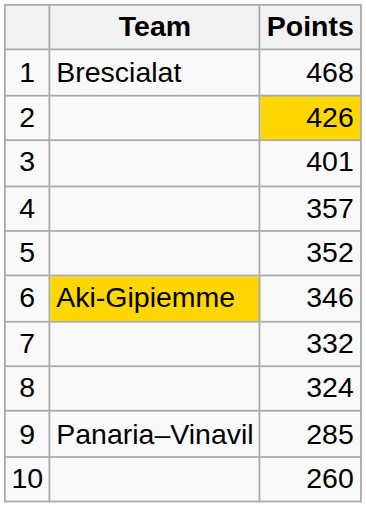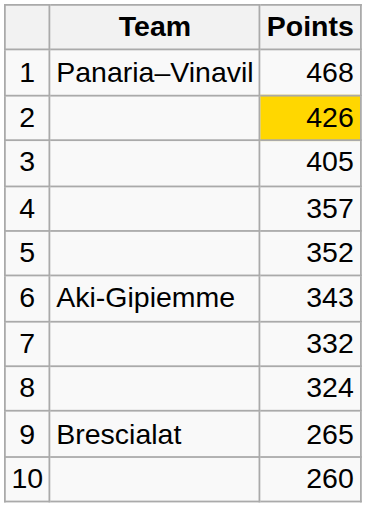(119, 72) Brescialat -> (155, 72) Panaria–Vinavil
(330, 162) 401 -> (330, 162) 405
(146, 298) gold background -> (146, 298) no background
(330, 298) 346 -> (330, 298) 343
(155, 433) Panaria–Vinavil -> (119, 433) Brescialat
(330, 433) 285 -> (330, 433) 265
